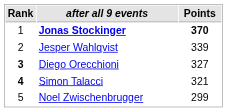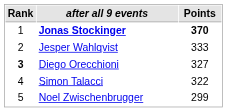(200, 48) 339 -> (200, 48) 333
(21, 81) bold -> (21, 81) normal
(200, 81) 321 -> (200, 81) 322
